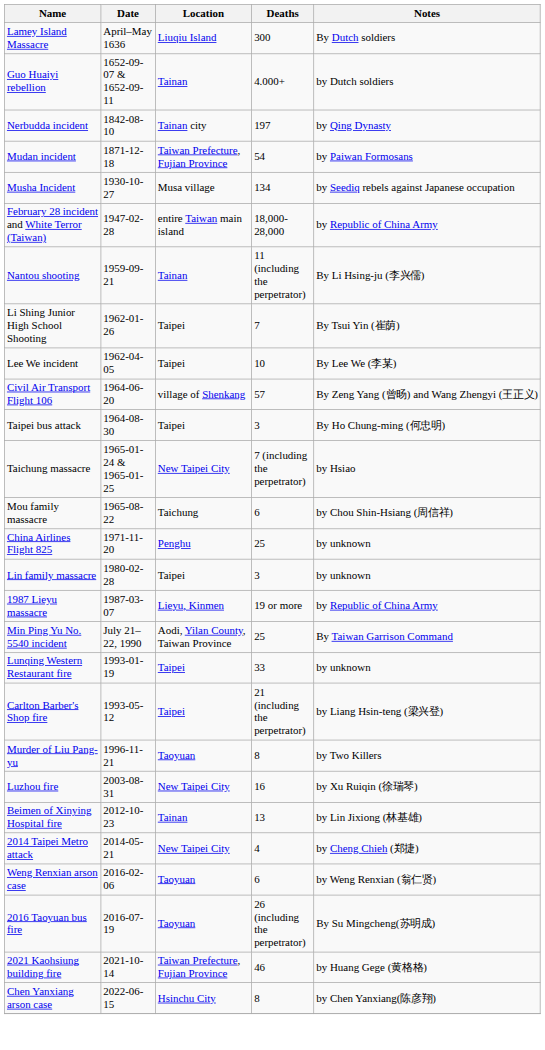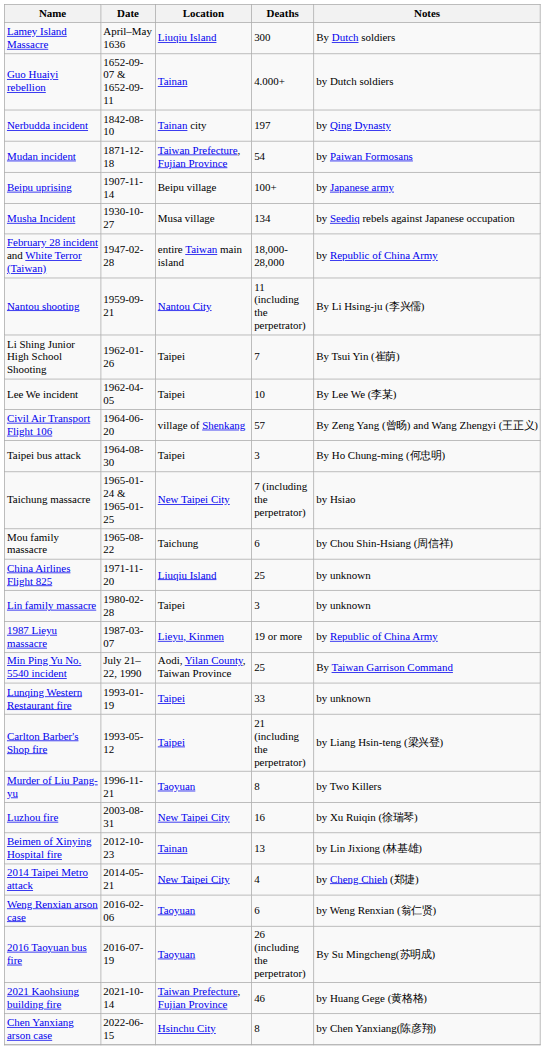+ row: (39, 188)
(173, 275) Tainan -> (185, 306) Nantou City
(174, 544) Penghu -> (187, 575) Liuqiu Island
